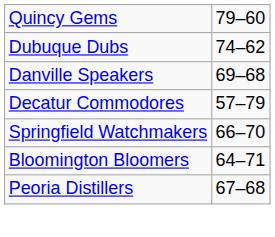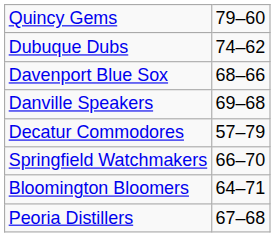+ row: (88, 75)
